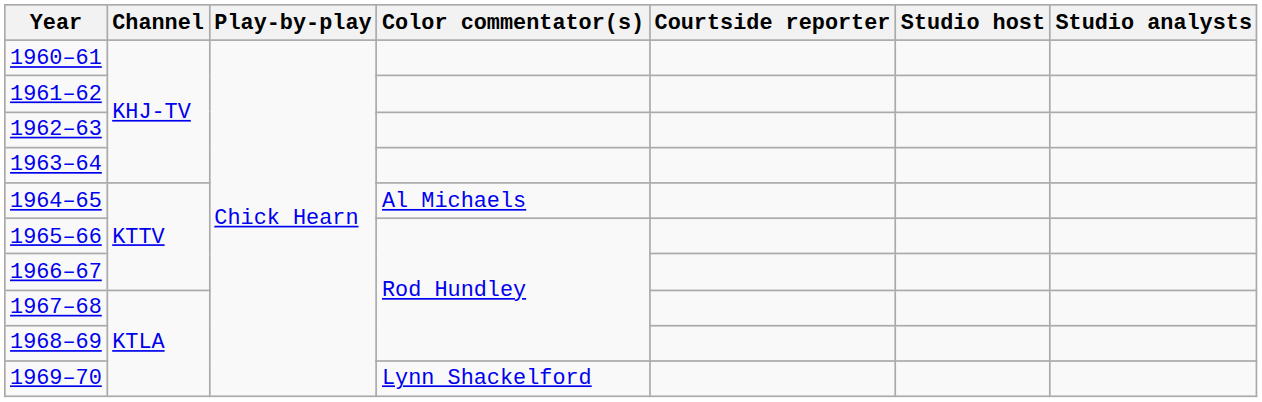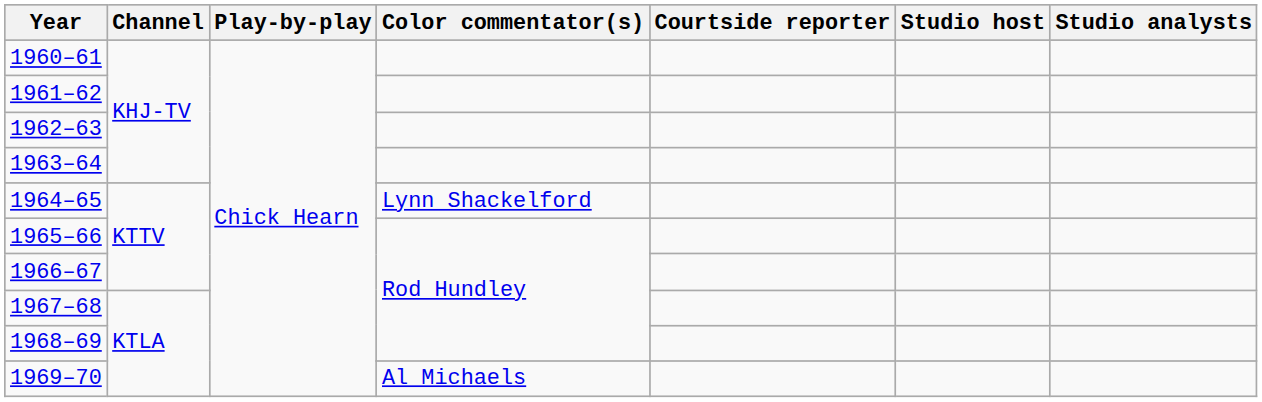(454, 201) Al Michaels -> (487, 201) Lynn Shackelford
(487, 379) Lynn Shackelford -> (454, 379) Al Michaels
